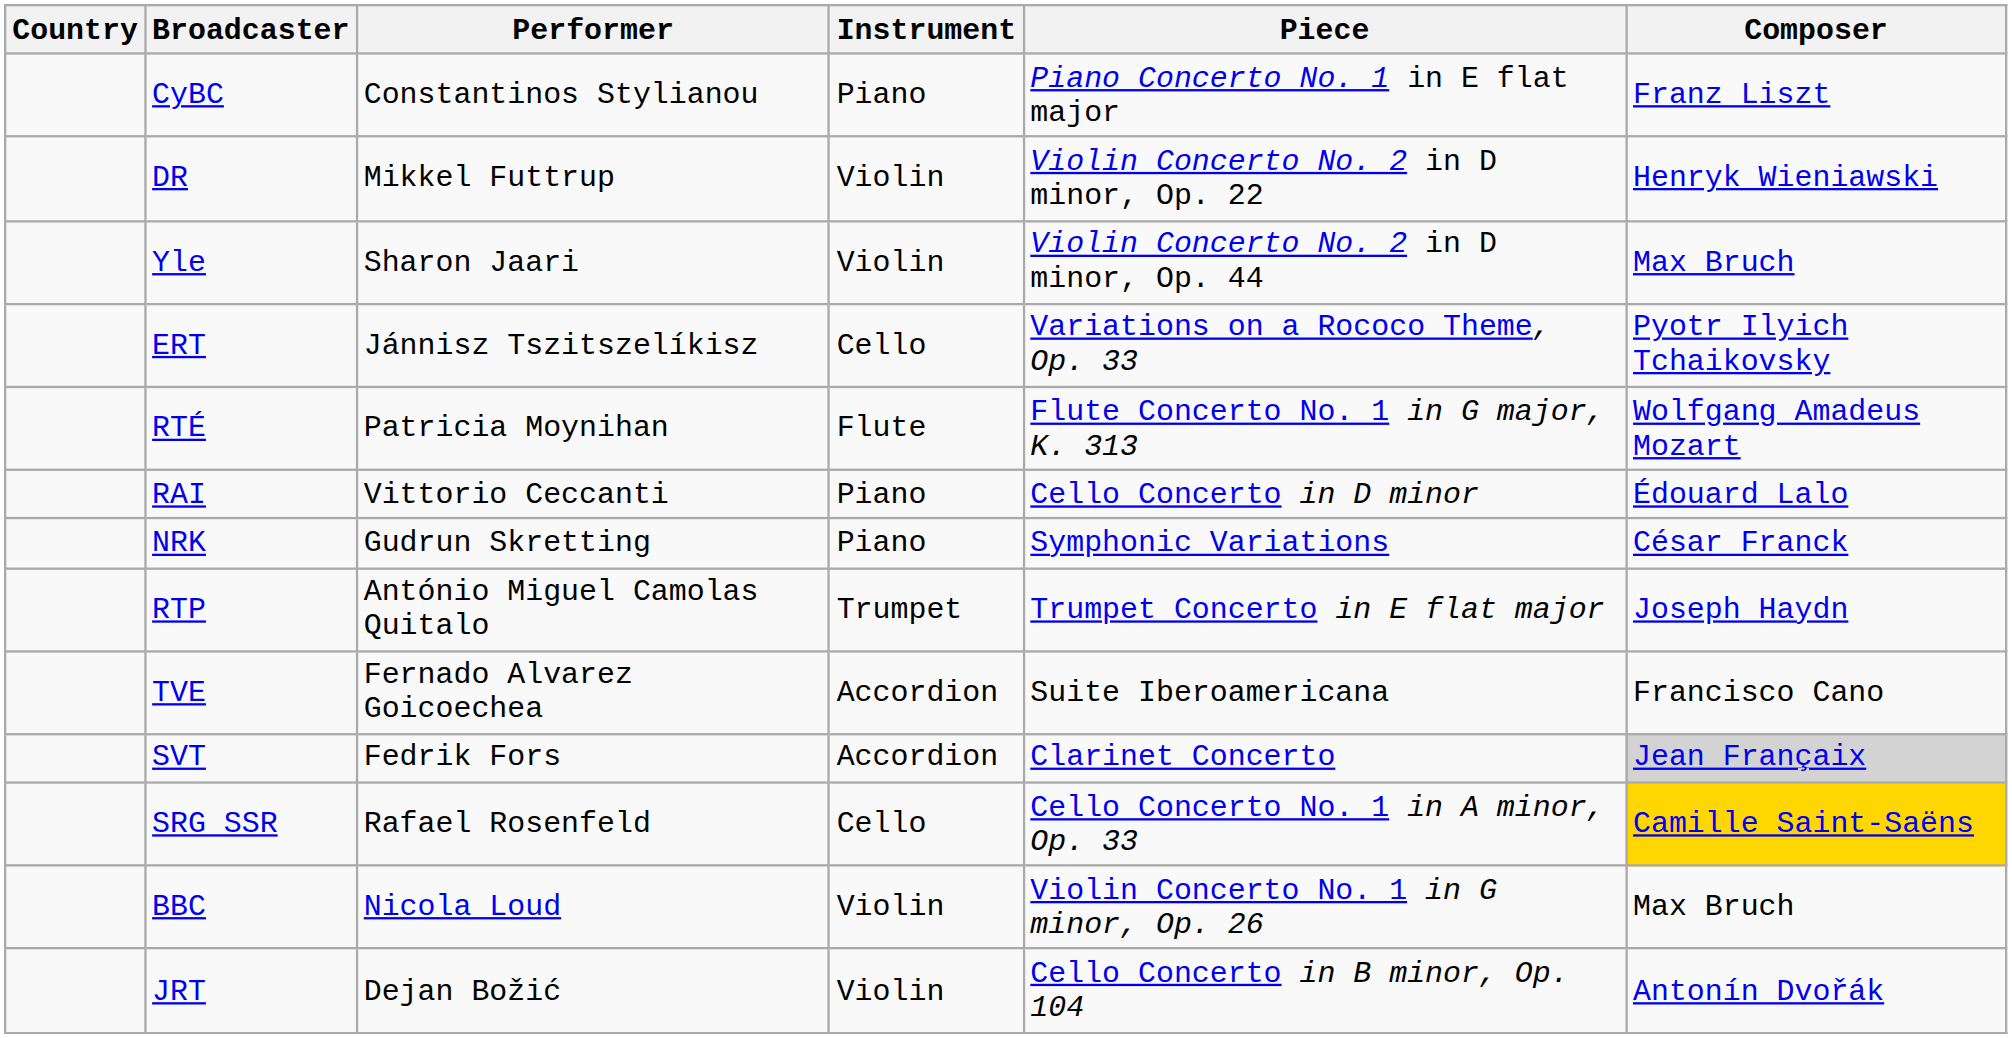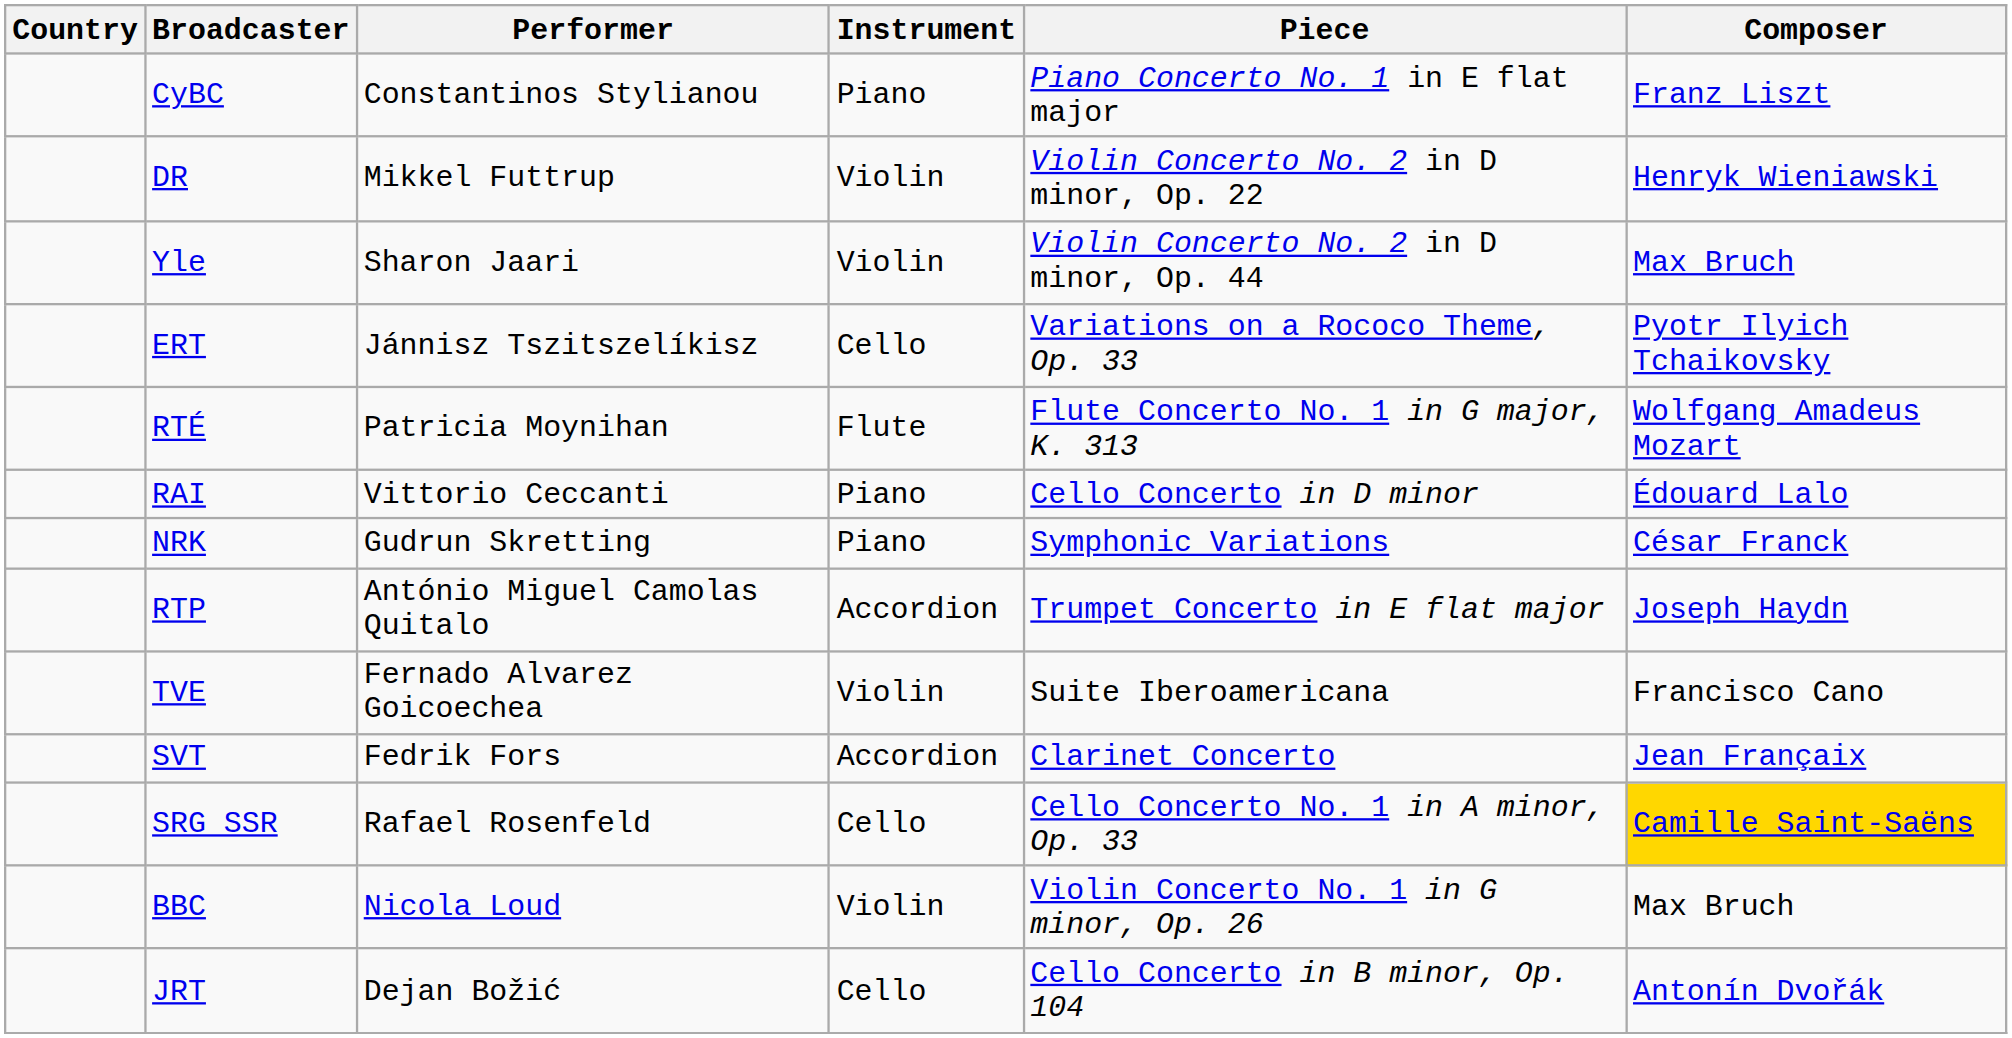(899, 609) Trumpet -> (917, 609) Accordion
(917, 692) Accordion -> (891, 692) Violin
(1750, 758) lightgrey background -> (1750, 758) no background
(891, 991) Violin -> (882, 991) Cello
